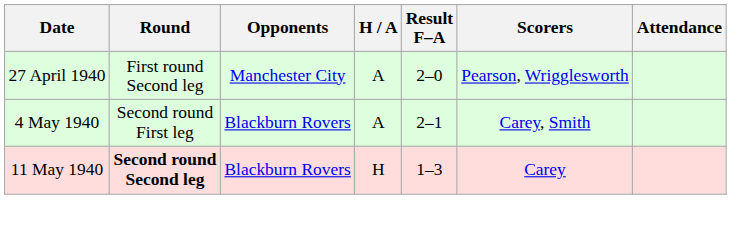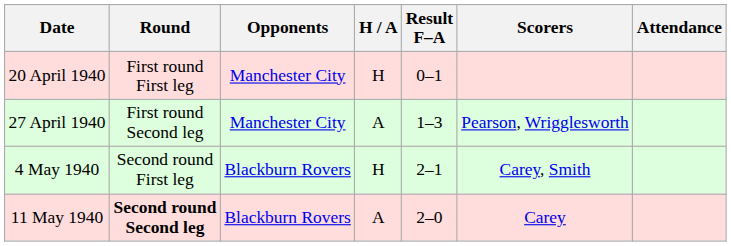+ row: (57, 75)
(429, 75) 2–0 -> (429, 122) 1–3
(378, 122) A -> (378, 169) H
(378, 169) H -> (378, 217) A
(429, 169) 1–3 -> (429, 217) 2–0
